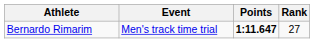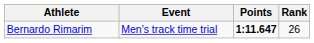(294, 30) 27 -> (294, 30) 26
